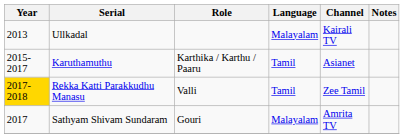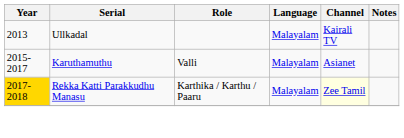(216, 63) Karthika / Karthu / Paaru -> (187, 63) Valli
(283, 63) Tamil -> (295, 63) Malayalam
(187, 91) Valli -> (217, 91) Karthika / Karthu / Paaru
(283, 91) Tamil -> (295, 91) Malayalam
(344, 91) no background -> (344, 91) lightyellow background
- row: (110, 119)
